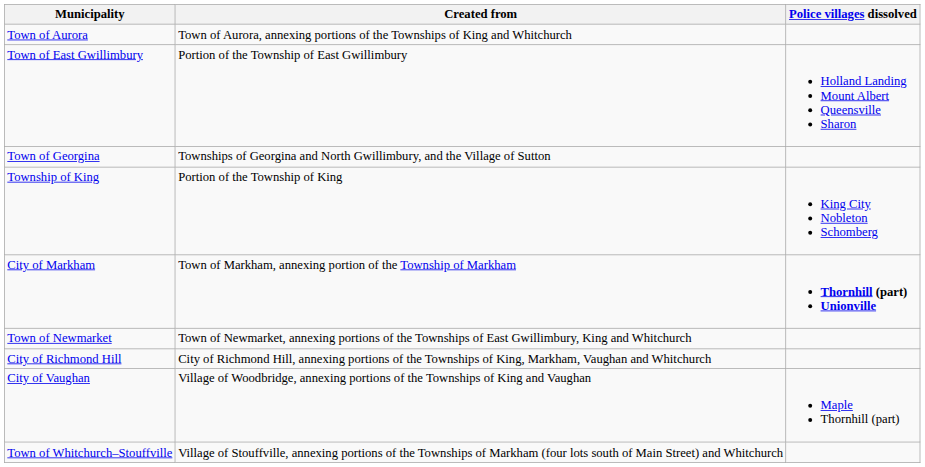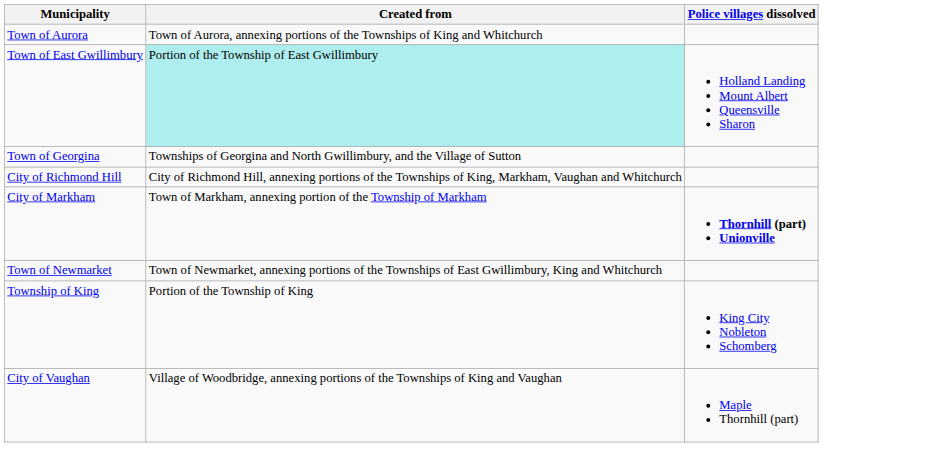(293, 54) no background -> (263, 54) paleturquoise background
rows swapped: (53, 176) <-> (64, 358)
- row: (90, 452)
